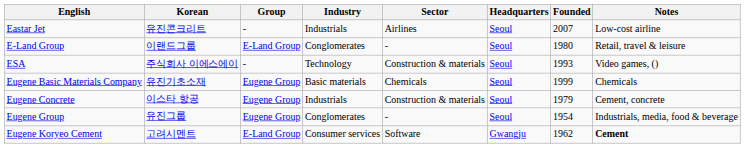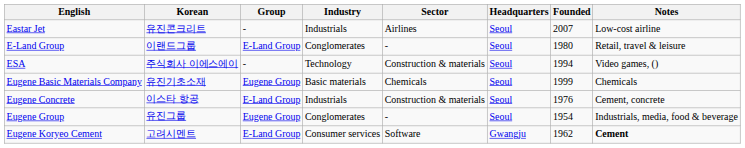(563, 64) 1993 -> (563, 64) 1994
(272, 99) Eugene Group -> (272, 99) E-Land Group
(563, 99) 1979 -> (563, 99) 1976
